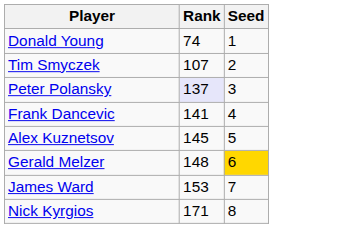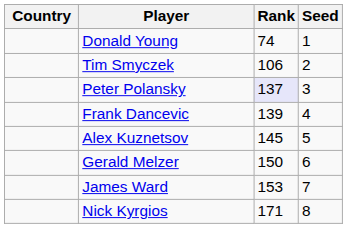+ column: (42, 16)
(196, 65) 107 -> (270, 65) 106
(196, 114) 141 -> (270, 114) 139
(196, 162) 148 -> (270, 162) 150
(232, 162) gold background -> (306, 162) no background
